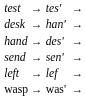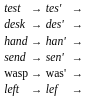(48, 24) → han' -> (47, 24) → des'
(47, 41) → des' -> (48, 41) → han'
rows swapped: (12, 73) <-> (16, 89)
